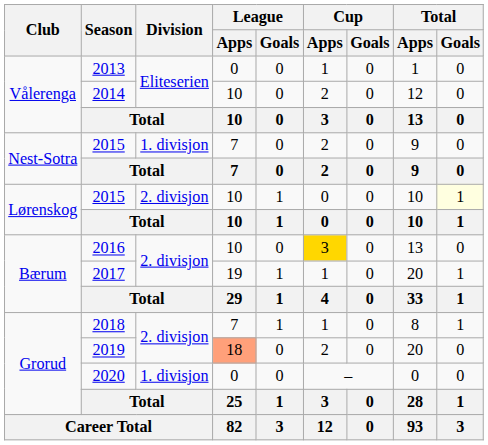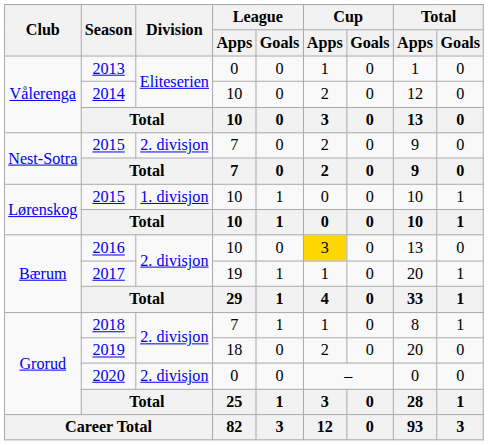(174, 145) 1. divisjon -> (174, 145) 2. divisjon
(174, 196) 2. divisjon -> (174, 196) 1. divisjon
(460, 196) lightyellow background -> (460, 196) no background
(234, 350) lightsalmon background -> (234, 350) no background
(174, 376) 1. divisjon -> (174, 376) 2. divisjon
